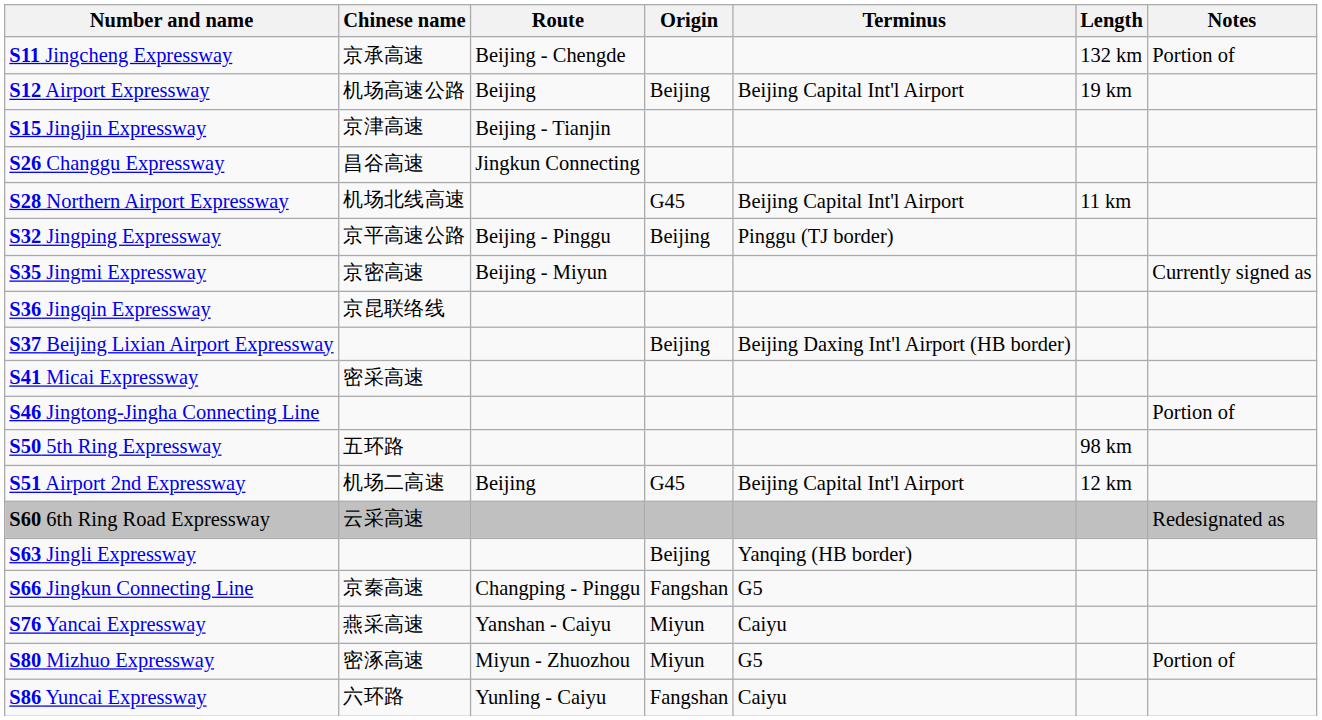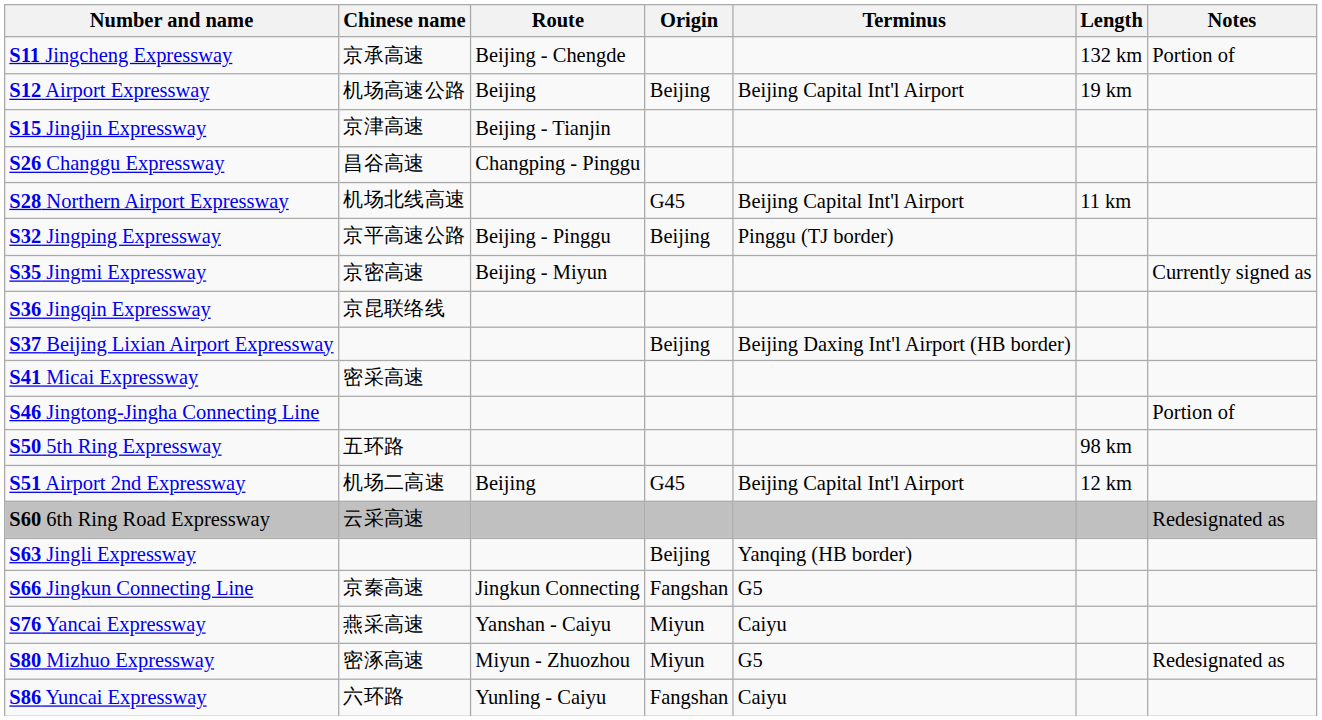(558, 164) Jingkun Connecting -> (558, 164) Changping - Pinggu
(558, 588) Changping - Pinggu -> (558, 588) Jingkun Connecting
(1193, 661) Portion of -> (1218, 661) Redesignated as
